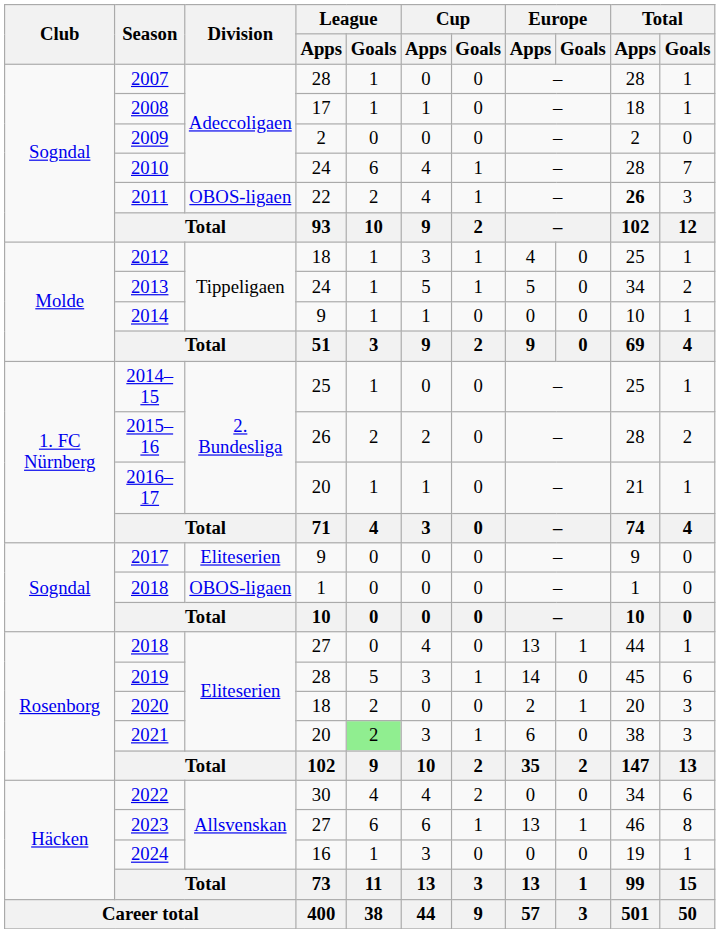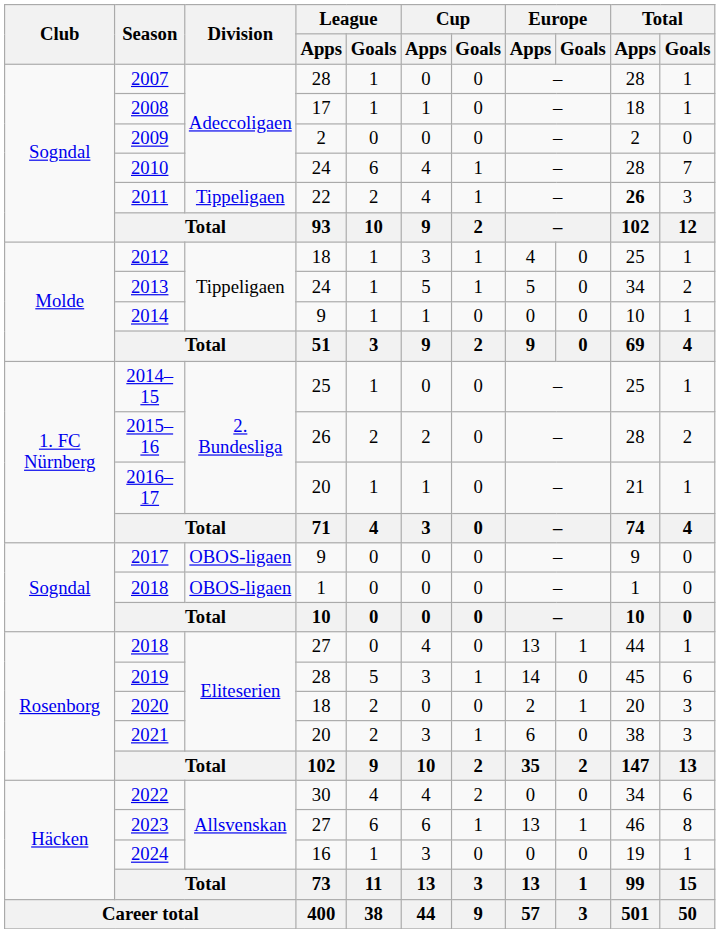(240, 197) OBOS-ligaen -> (240, 197) Tippeligaen
(240, 557) Eliteserien -> (240, 557) OBOS-ligaen
(374, 735) lightgreen background -> (374, 735) no background
